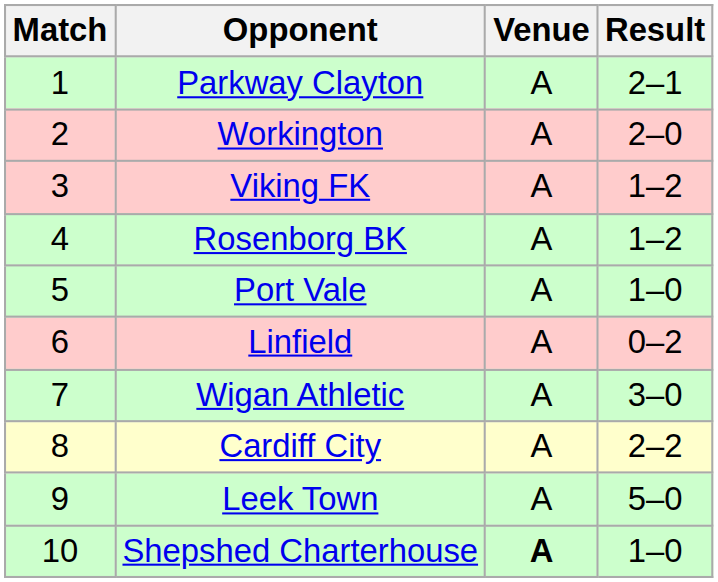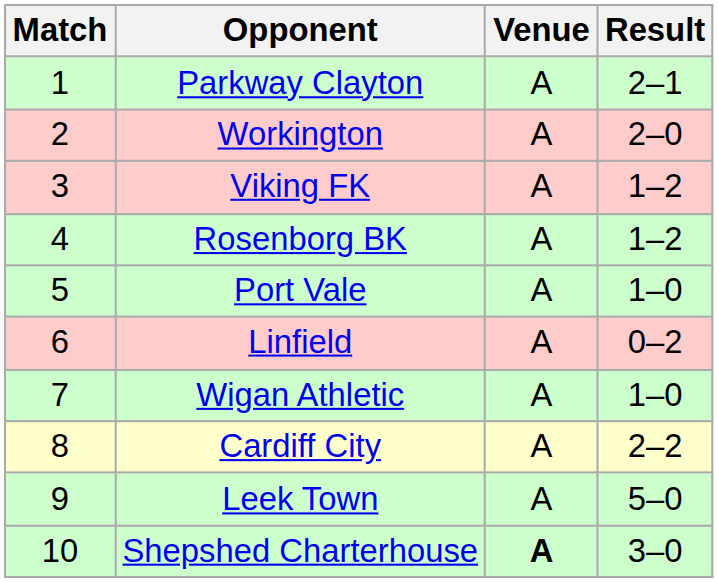(655, 394) 3–0 -> (655, 394) 1–0
(655, 550) 1–0 -> (655, 550) 3–0
